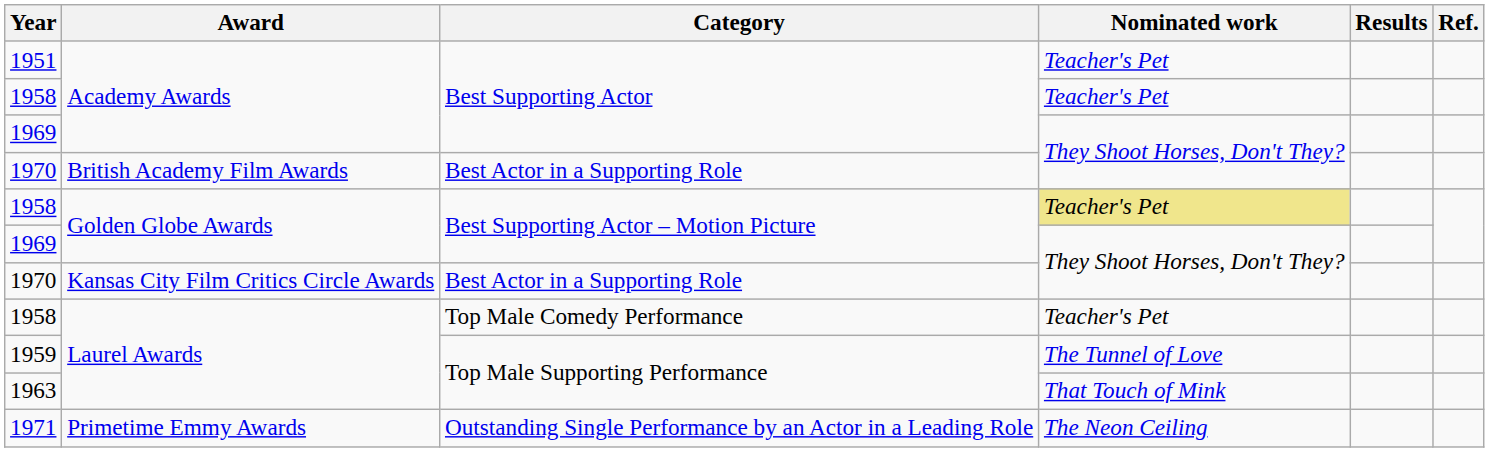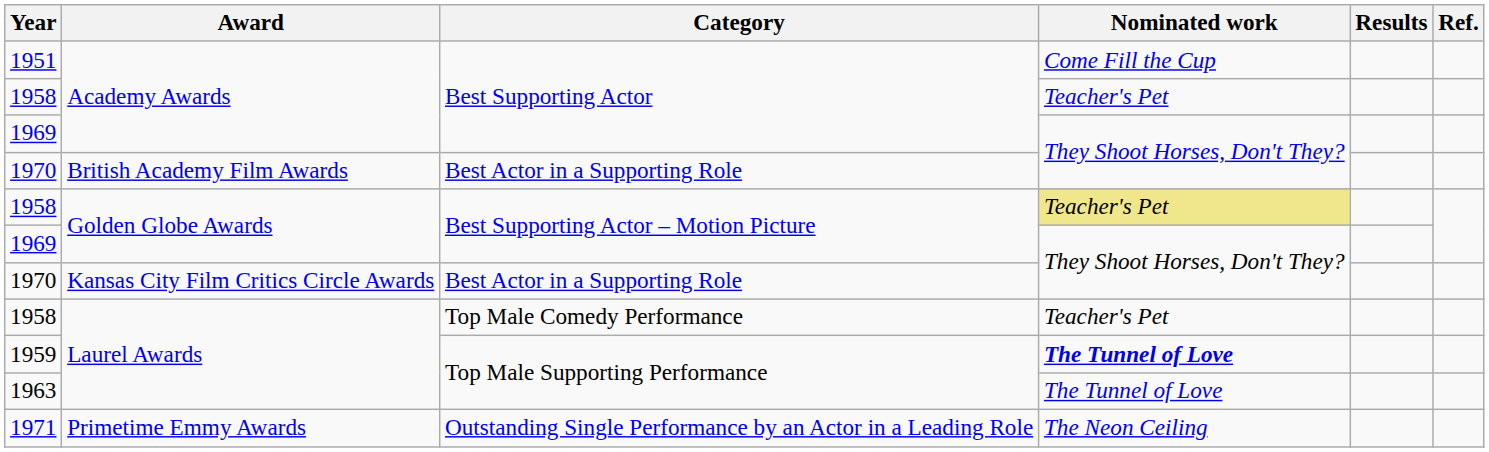(1106, 59) Teacher's Pet -> (1130, 59) Come Fill the Cup
(1133, 354) normal -> (1139, 354) bold
(1135, 390) That Touch of Mink -> (1133, 390) The Tunnel of Love
